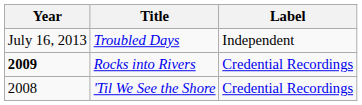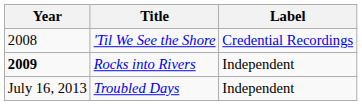rows swapped: (155, 88) <-> (137, 40)
(288, 64) Credential Recordings -> (258, 64) Independent
